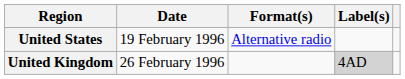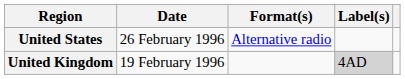(172, 39) 19 February 1996 -> (172, 39) 26 February 1996
(172, 62) 26 February 1996 -> (172, 62) 19 February 1996
